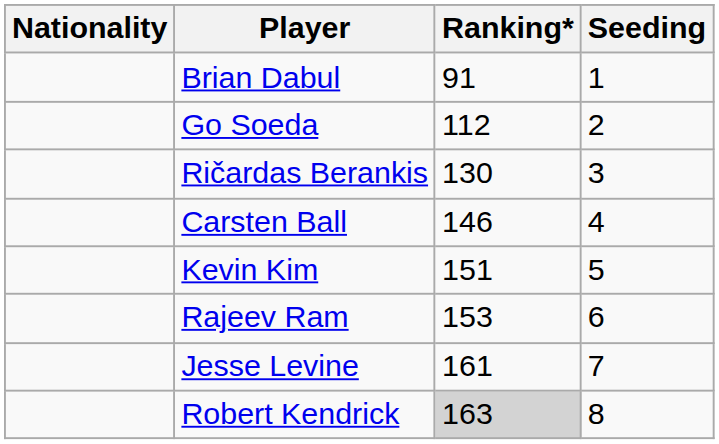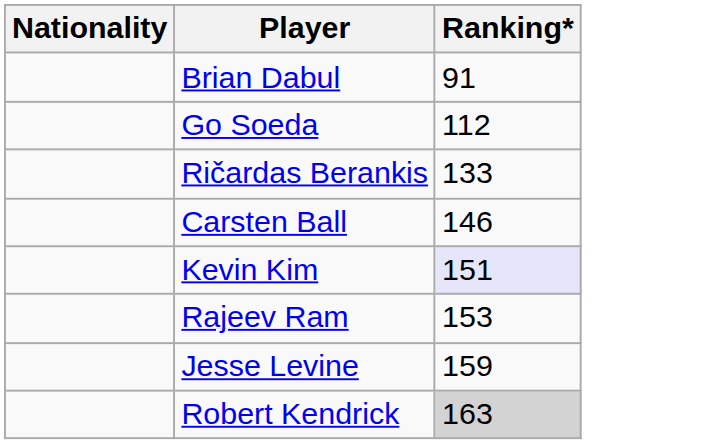- column: (647, 28)
(467, 173) 130 -> (467, 173) 133
(467, 269) no background -> (467, 269) lavender background
(467, 366) 161 -> (467, 366) 159
